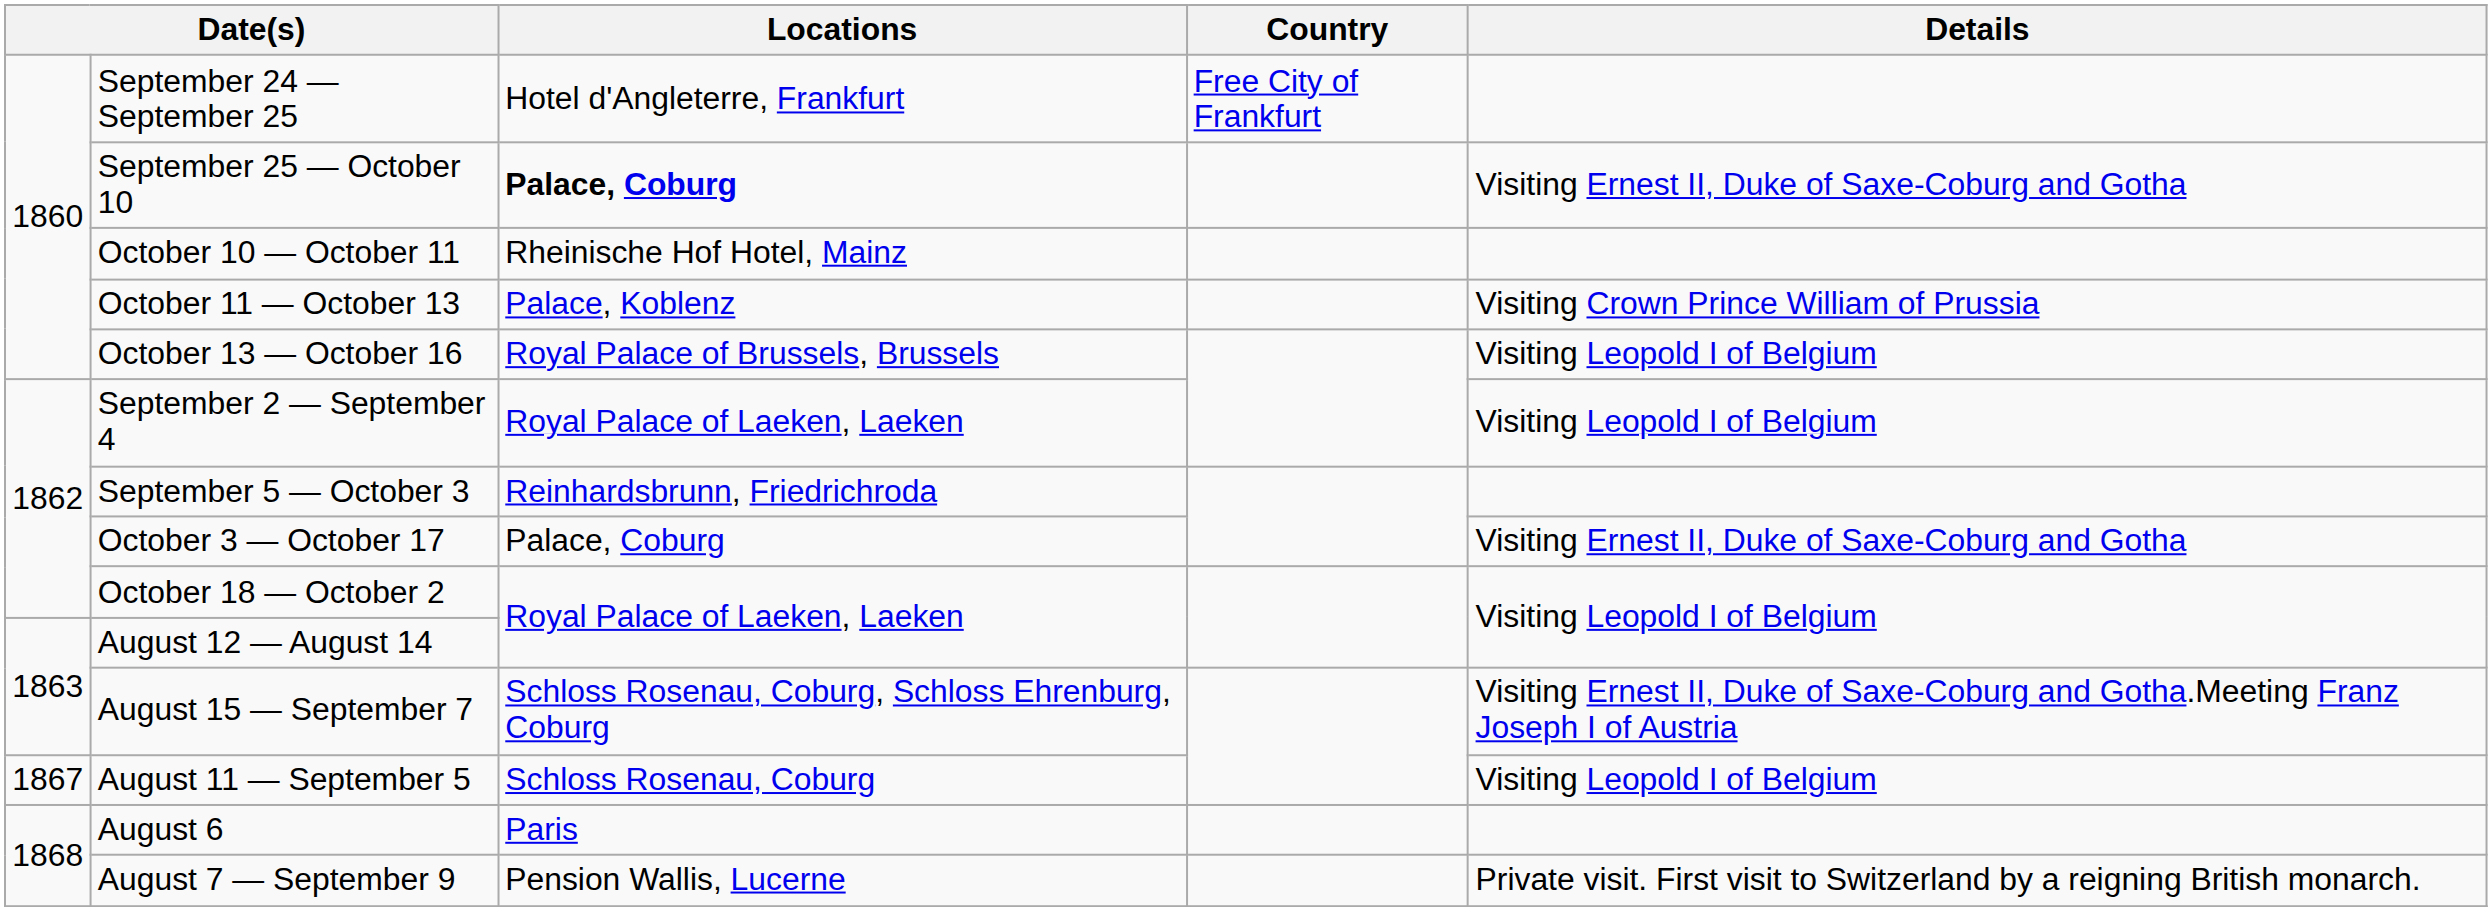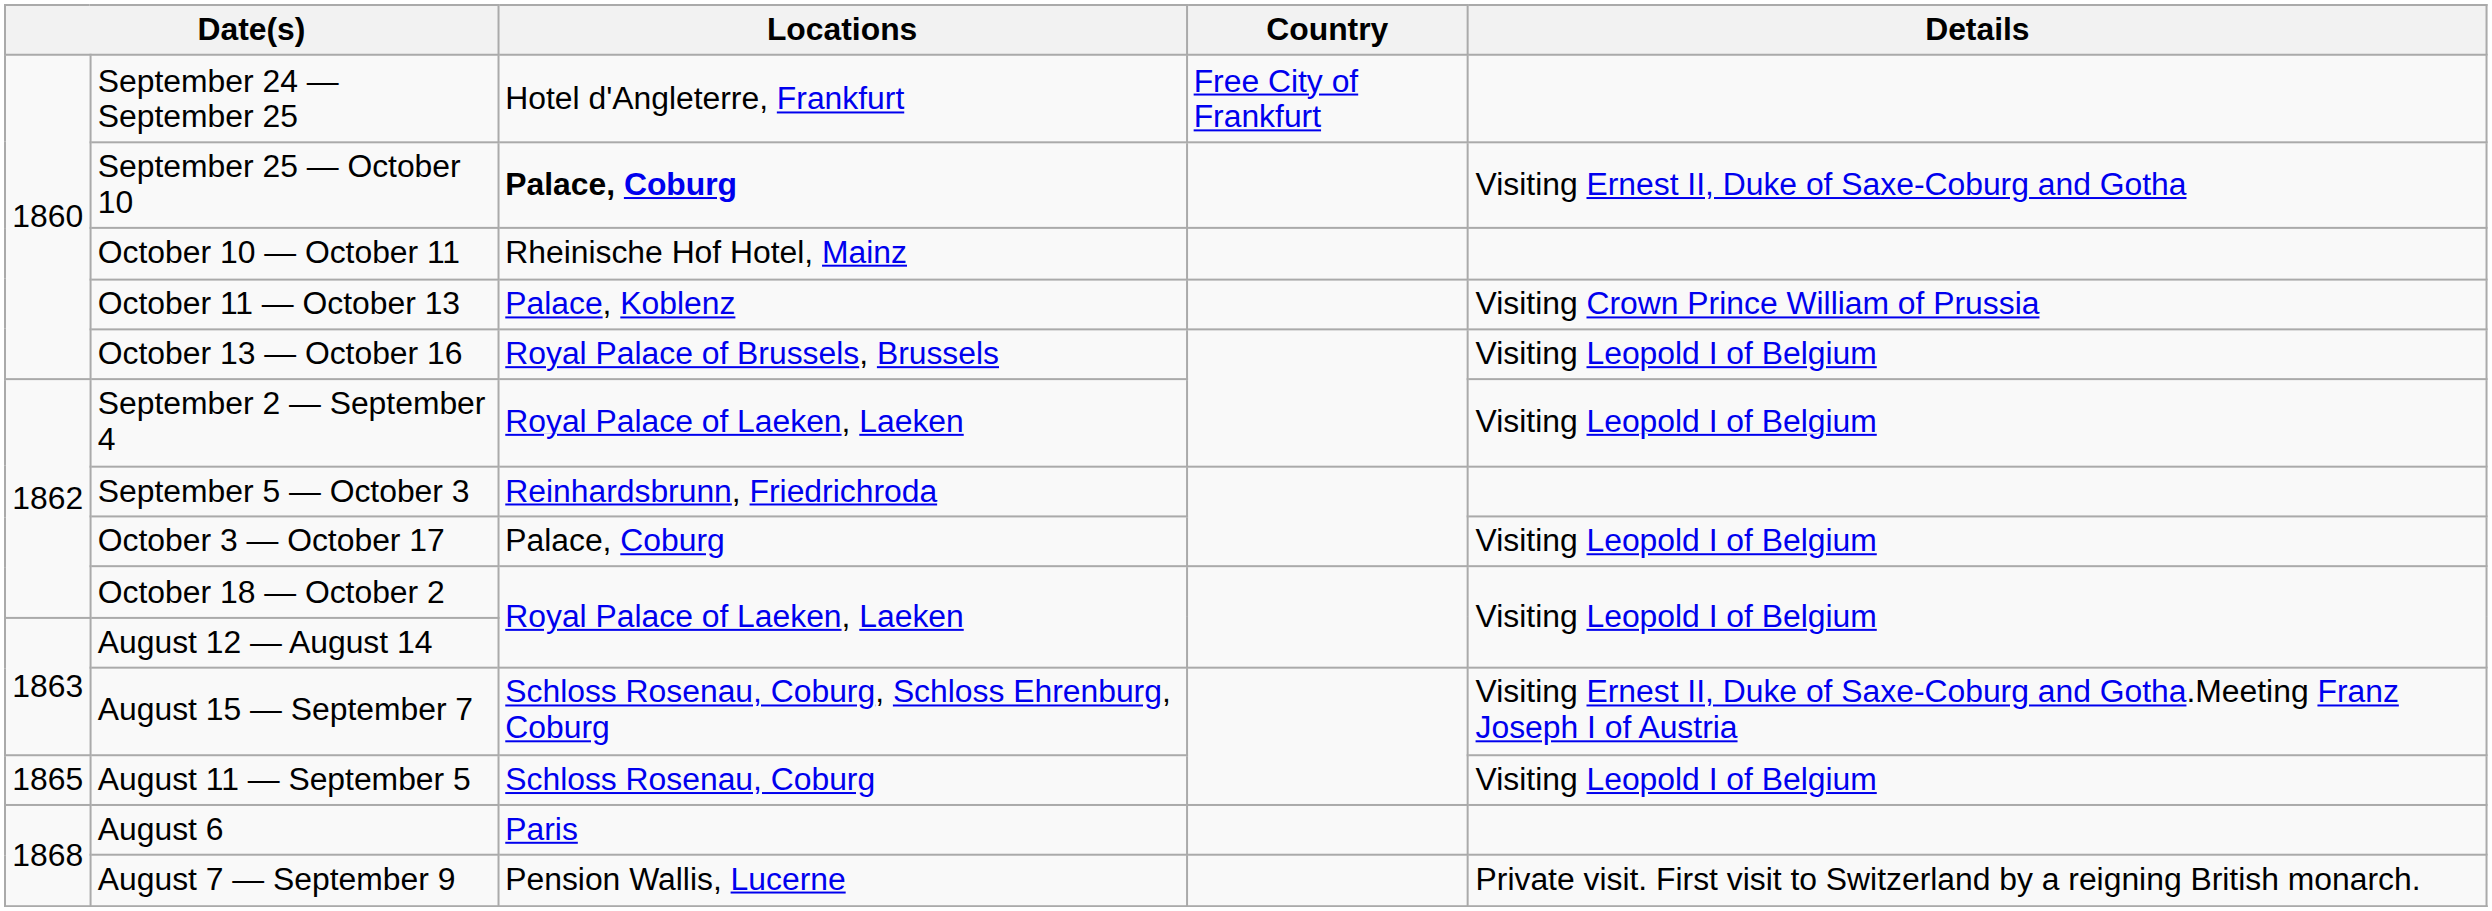(1831, 541) Visiting Ernest II, Duke of Saxe-Coburg and Gotha -> (1676, 541) Visiting Leopold I of Belgium
(48, 778) 1867 -> (48, 778) 1865
